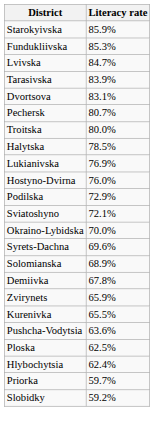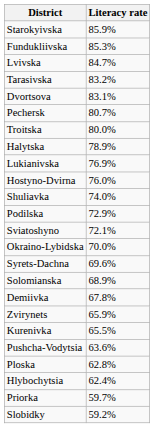(102, 79) 83.9% -> (102, 79) 83.2%
(102, 146) 78.5% -> (102, 146) 78.9%
+ row: (28, 197)
(102, 347) 62.5% -> (102, 364) 62.8%
